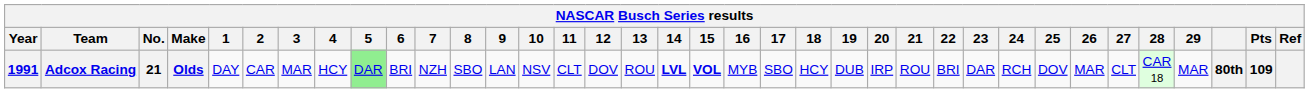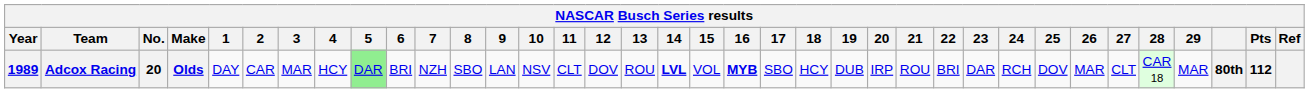(23, 69) 1991 -> (23, 69) 1989
(154, 69) 21 -> (154, 69) 20
(707, 69) bold -> (707, 69) normal
(743, 69) normal -> (742, 69) bold
(1261, 69) 109 -> (1261, 69) 112
